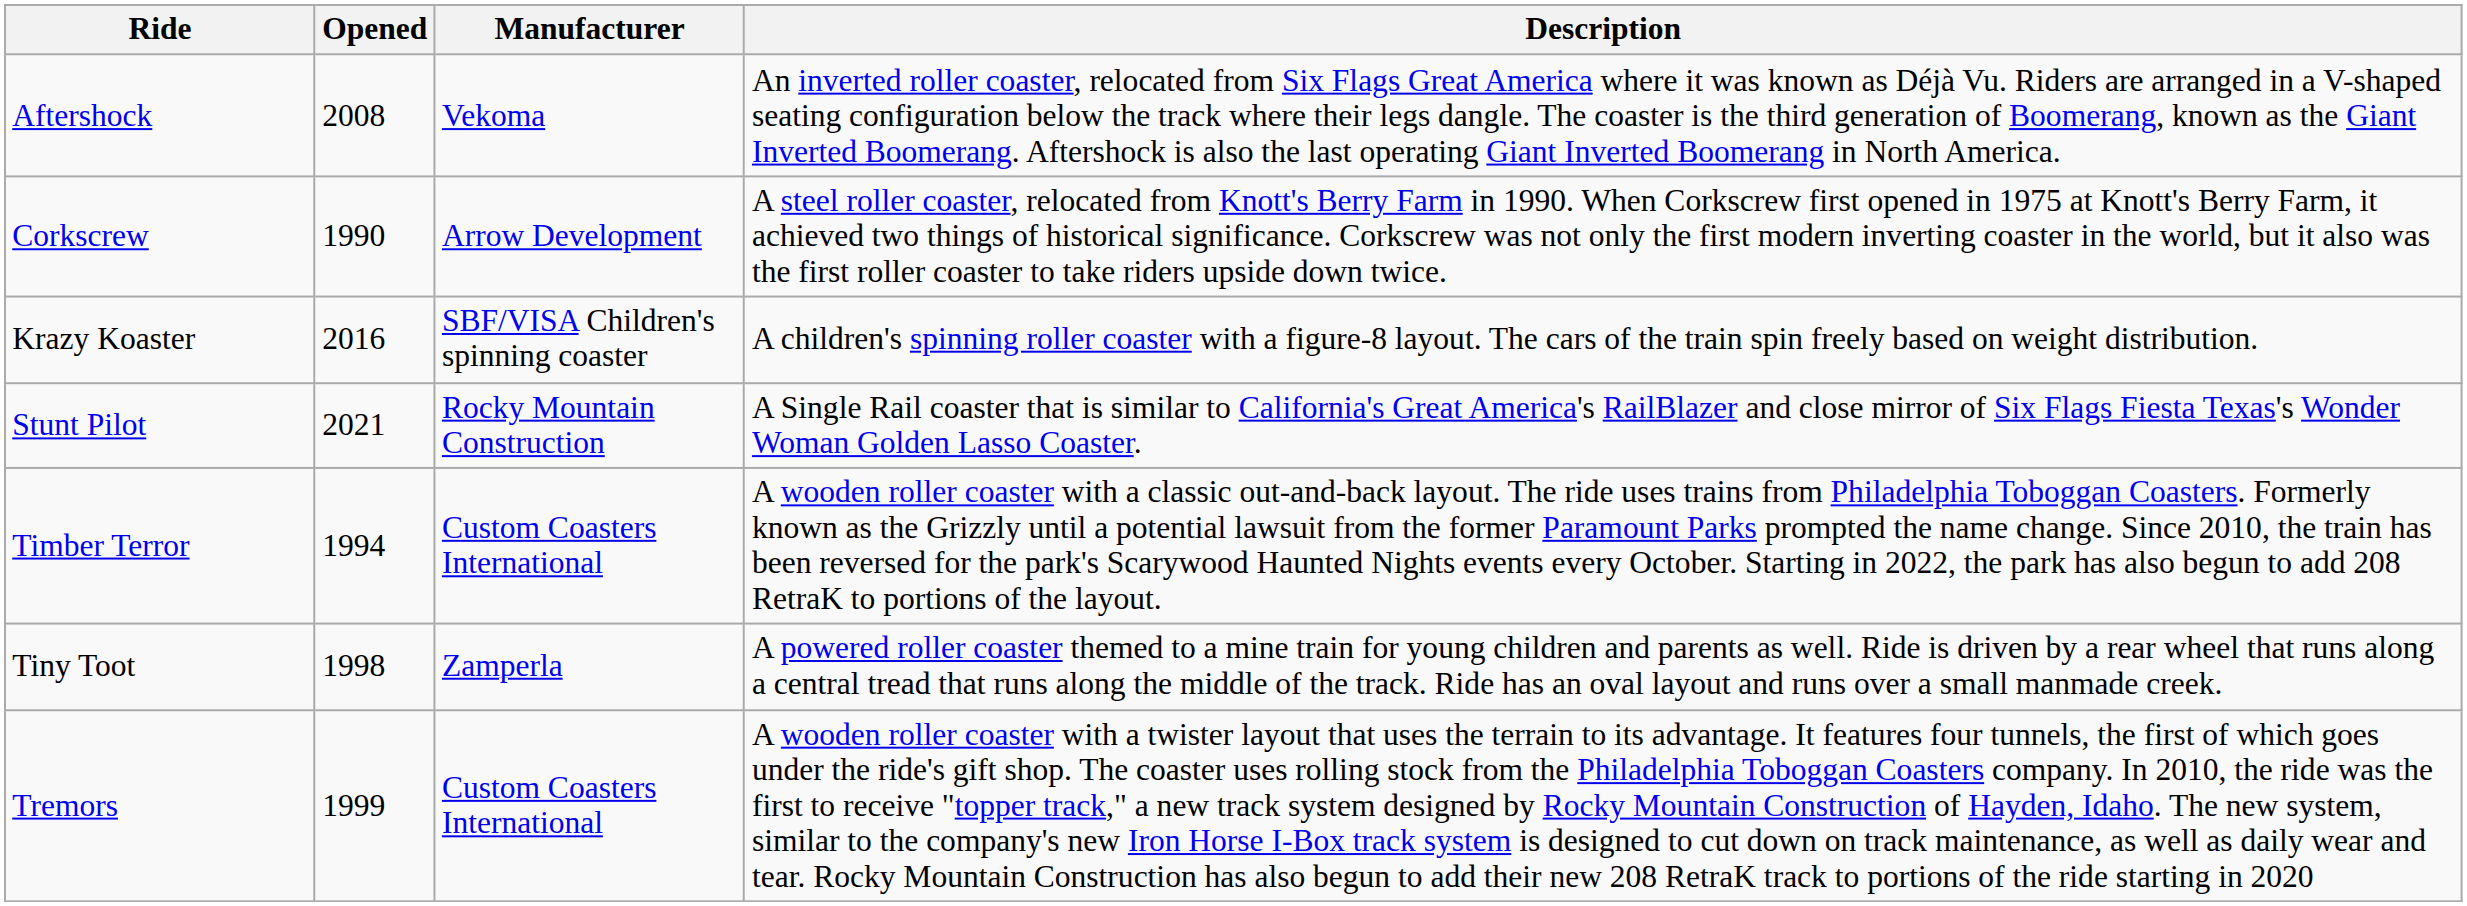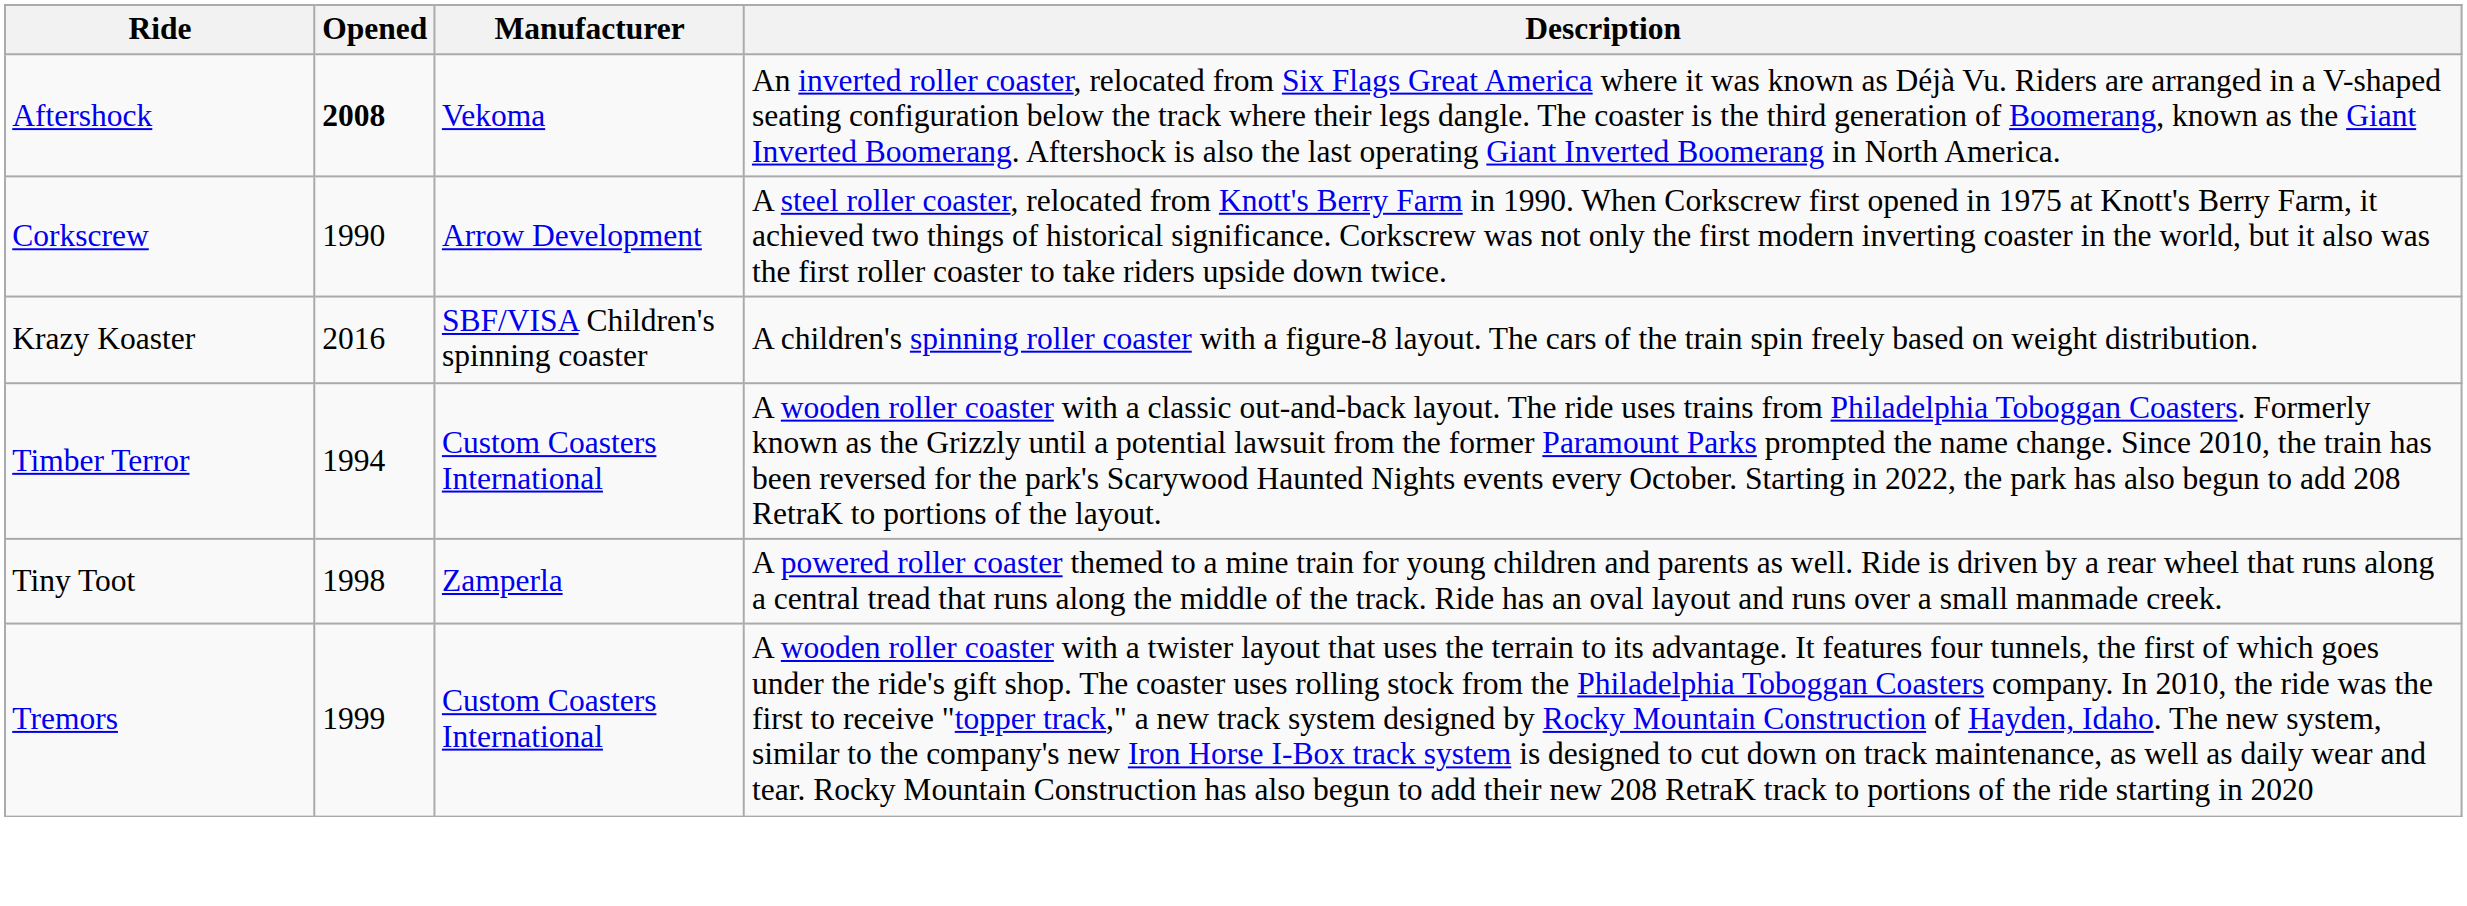(354, 114) normal -> (354, 114) bold
- row: (79, 424)
